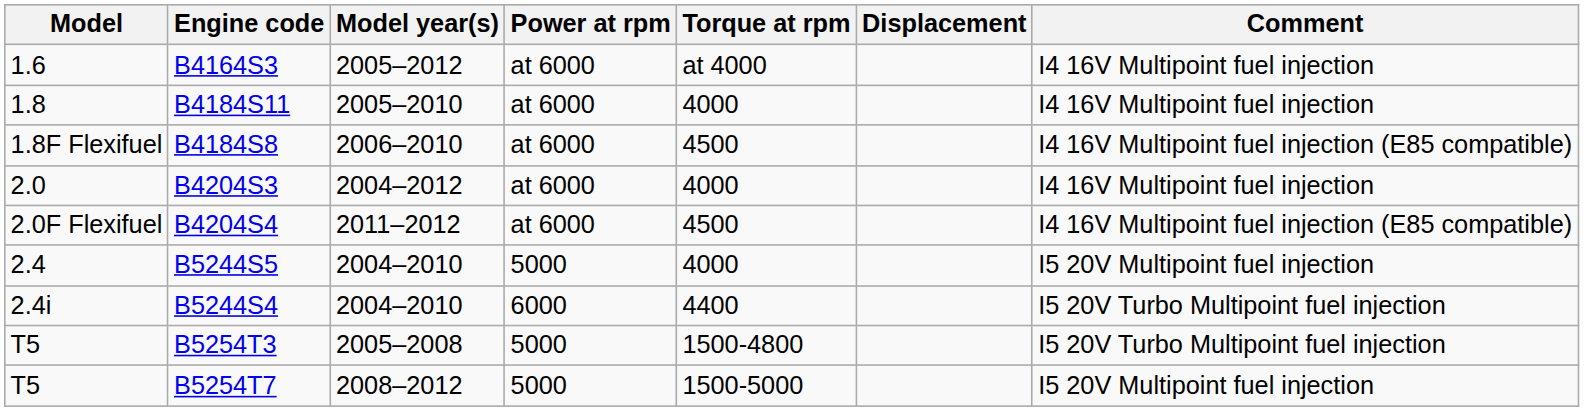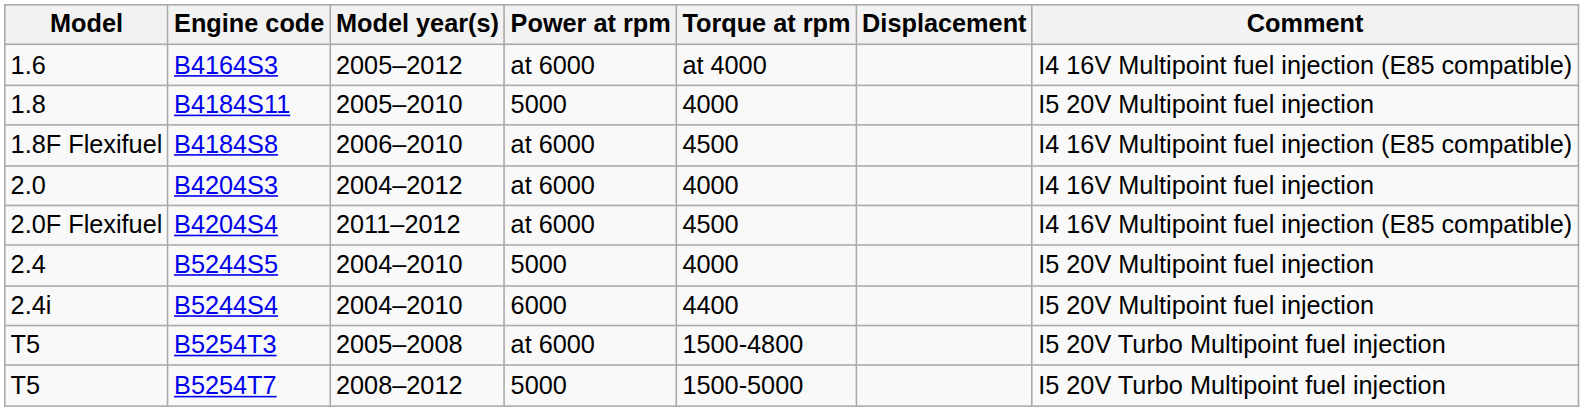(1206, 64) I4 16V Multipoint fuel injection -> (1305, 64) I4 16V Multipoint fuel injection (E85 compatible)
(553, 104) at 6000 -> (539, 104) 5000
(1206, 104) I4 16V Multipoint fuel injection -> (1206, 104) I5 20V Multipoint fuel injection
(1242, 305) I5 20V Turbo Multipoint fuel injection -> (1206, 305) I5 20V Multipoint fuel injection
(539, 345) 5000 -> (553, 345) at 6000
(1206, 385) I5 20V Multipoint fuel injection -> (1242, 385) I5 20V Turbo Multipoint fuel injection
